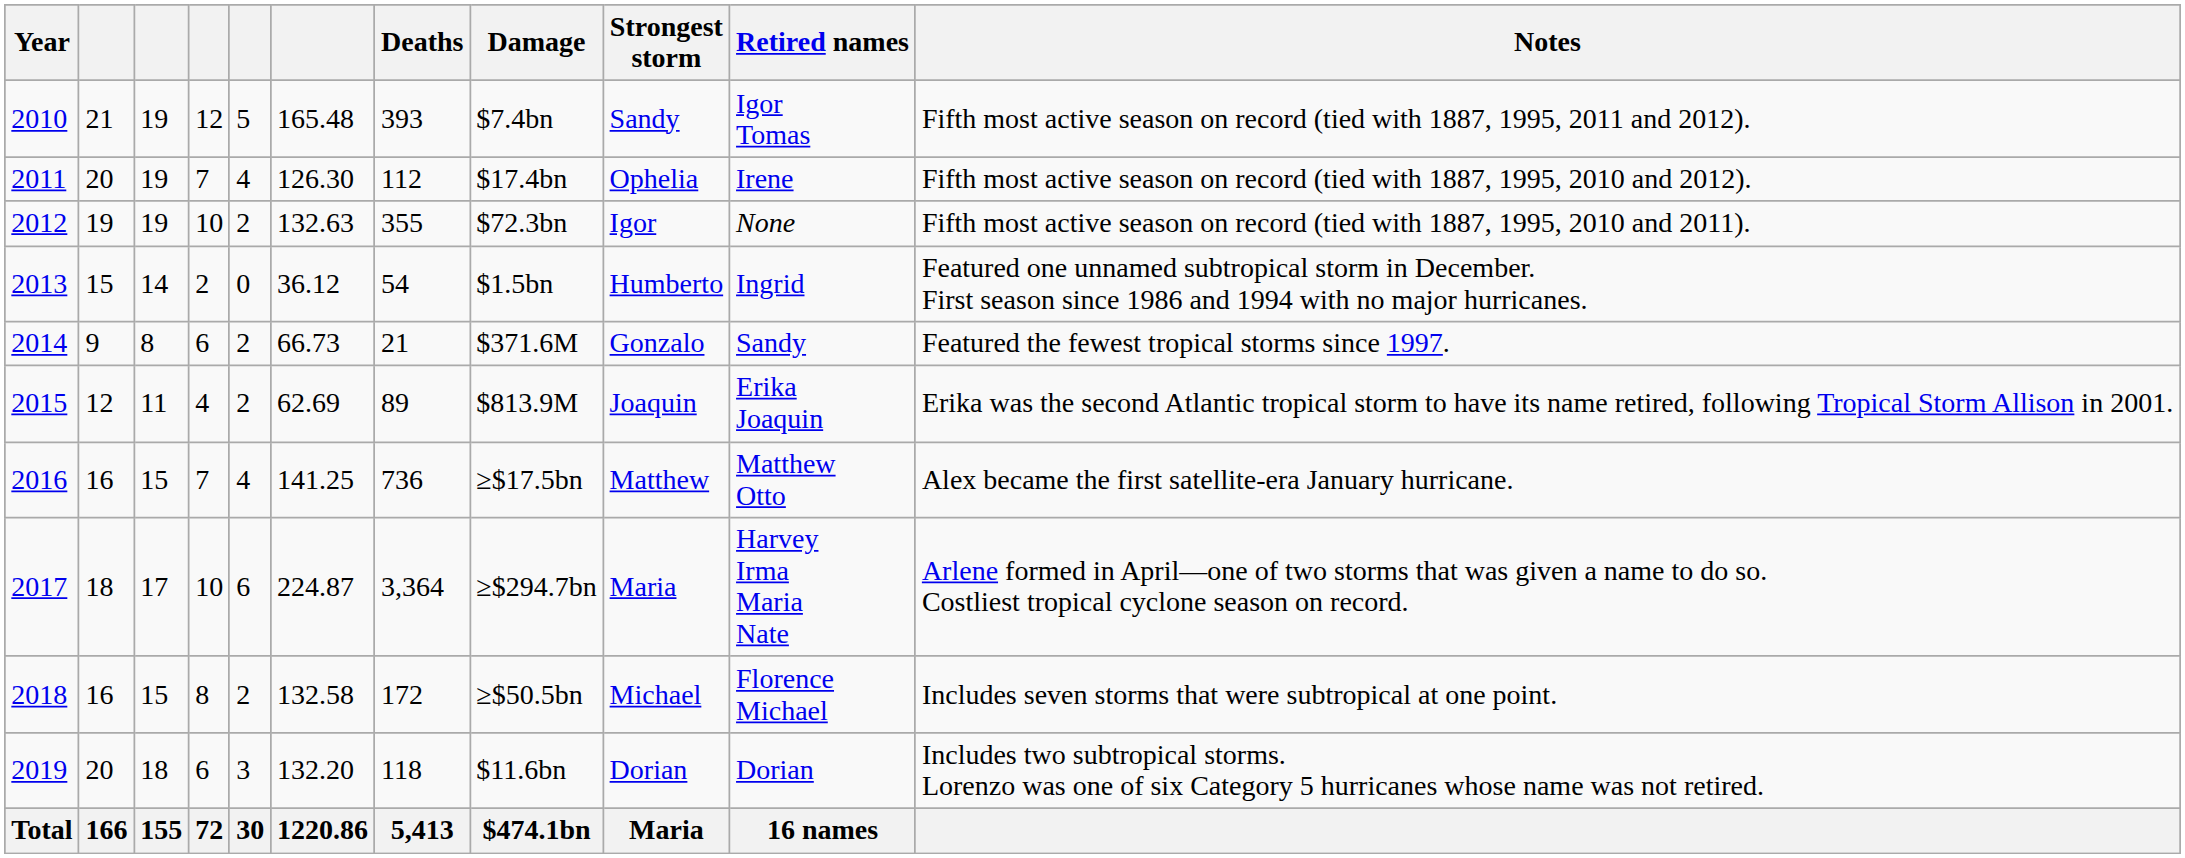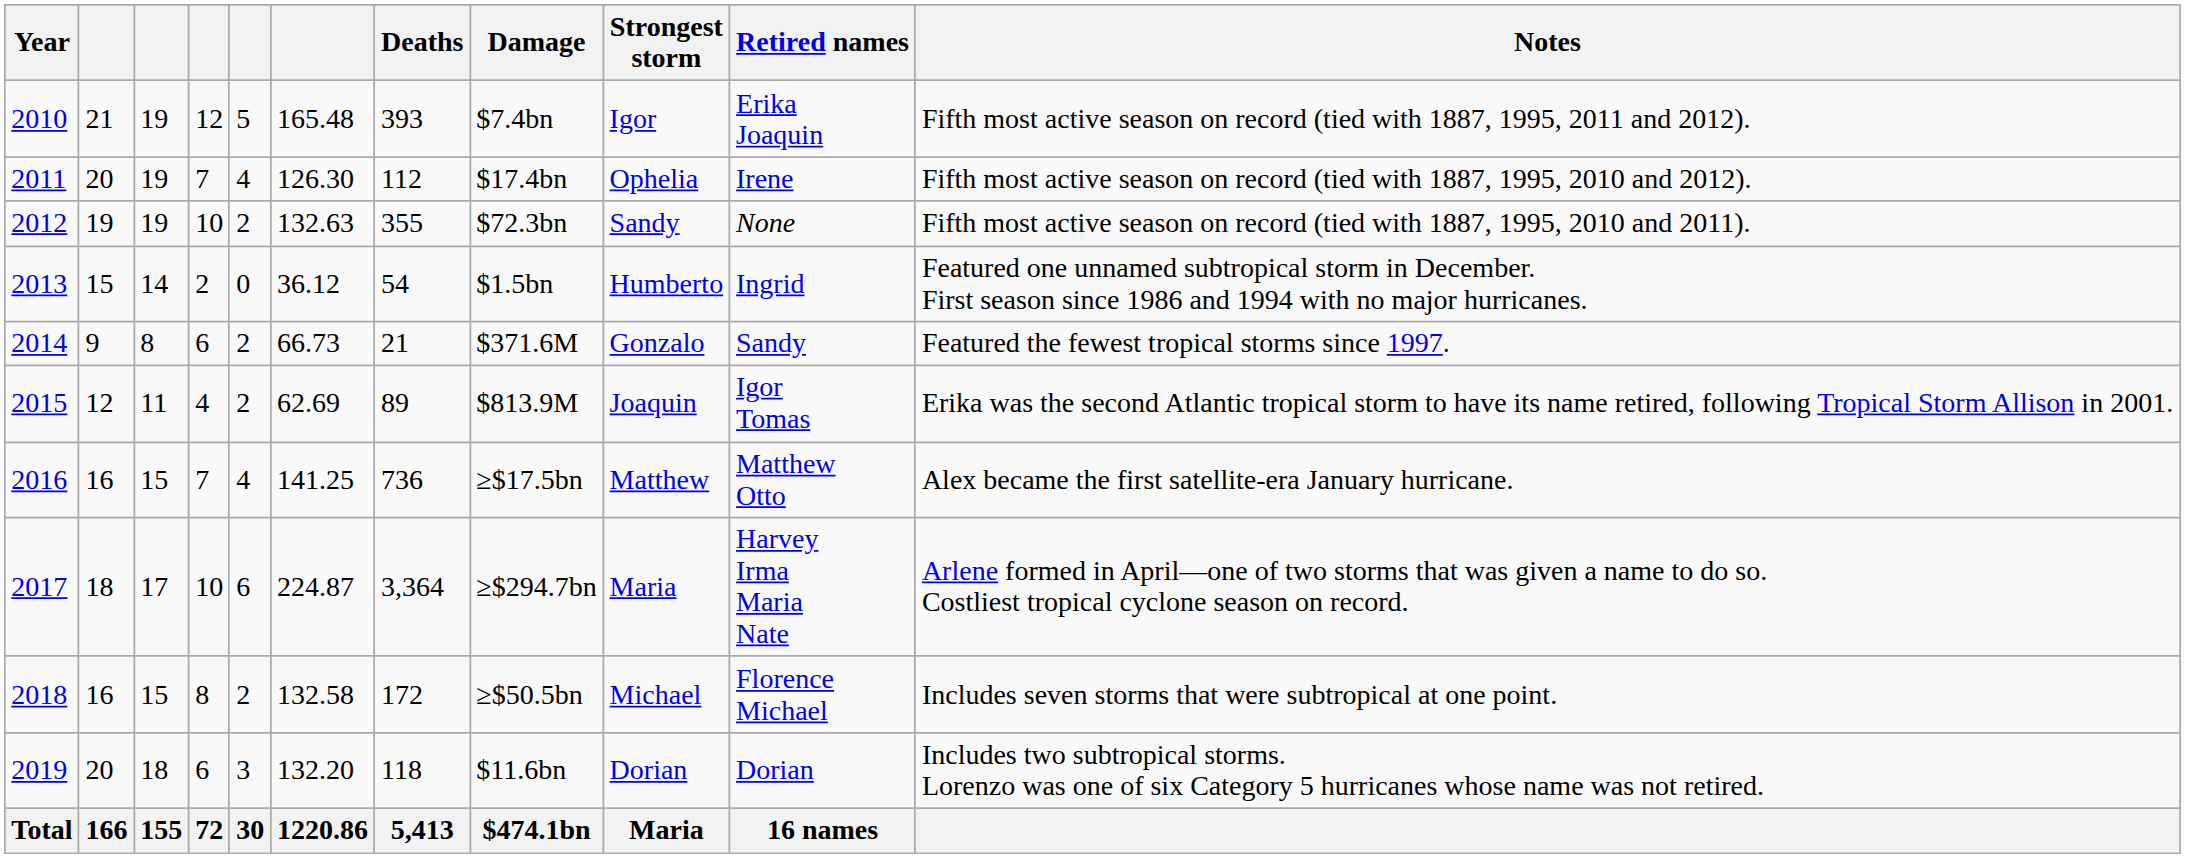(645, 118) Sandy -> (633, 118) Igor
(773, 118) Igor Tomas -> (780, 118) Erika Joaquin
(633, 222) Igor -> (645, 222) Sandy
(780, 403) Erika Joaquin -> (773, 403) Igor Tomas
